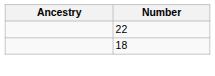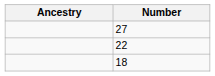+ row: (121, 29)
